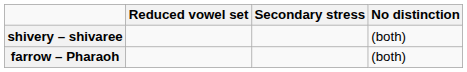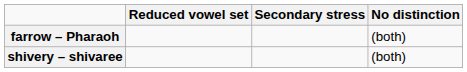rows swapped: (65, 36) <-> (65, 57)
